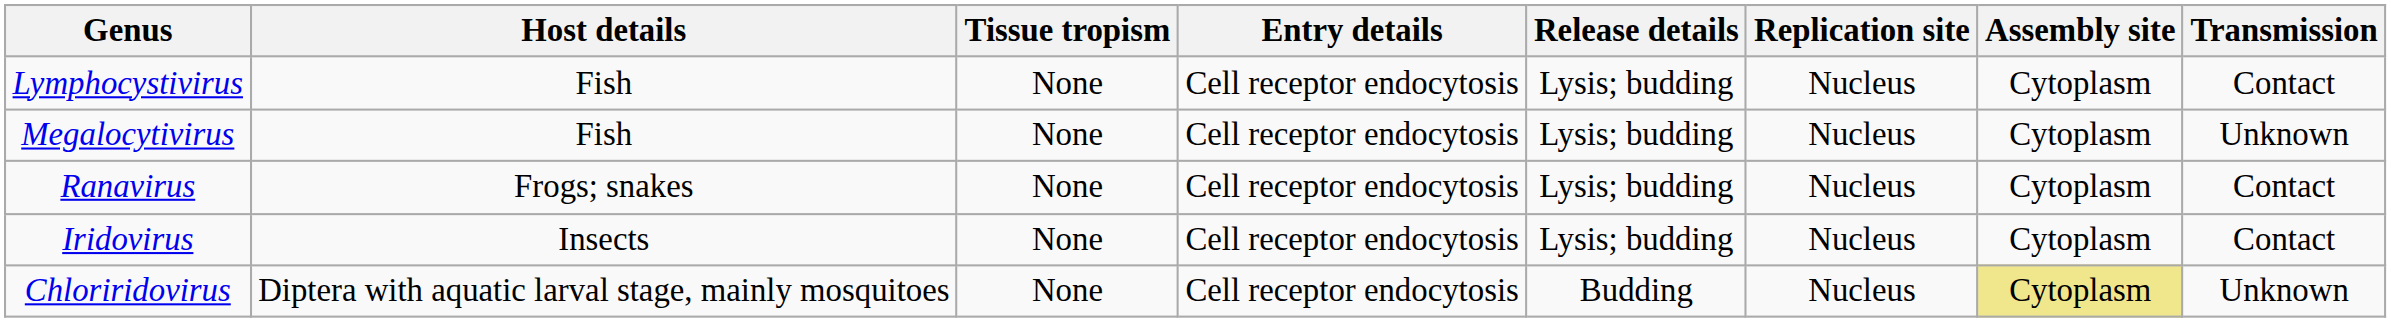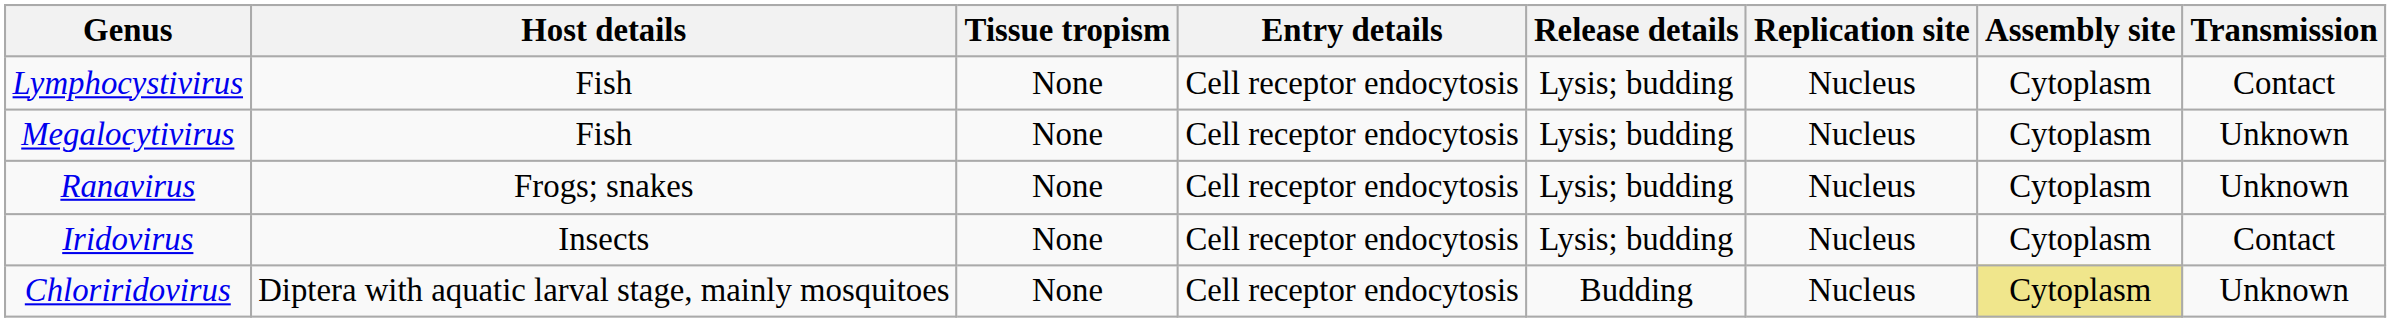(2284, 186) Contact -> (2284, 186) Unknown
